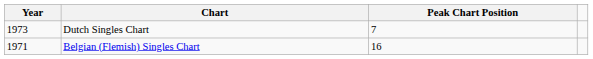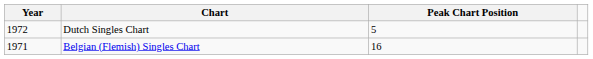(17, 29) 1973 -> (17, 29) 1972
(374, 29) 7 -> (374, 29) 5
